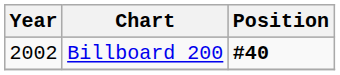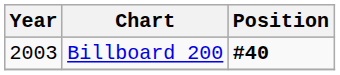(34, 54) 2002 -> (34, 54) 2003
